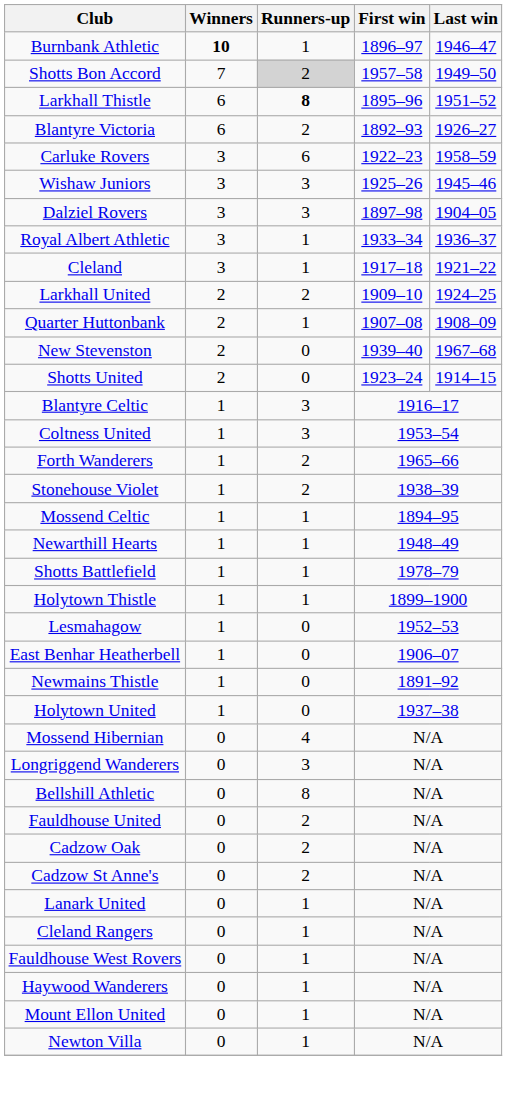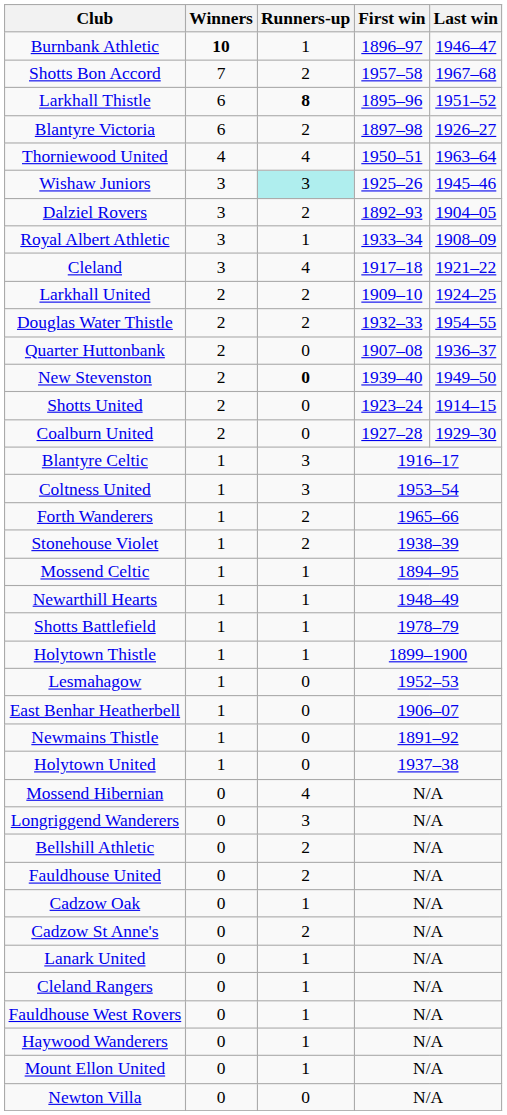(306, 73) lightgrey background -> (306, 73) no background
(466, 73) 1949–50 -> (466, 73) 1967–68
(392, 128) 1892–93 -> (392, 128) 1897–98
+ row: (95, 156)
- row: (95, 156)
(306, 184) no background -> (306, 184) paleturquoise background
(306, 211) 3 -> (306, 211) 2
(392, 211) 1897–98 -> (392, 211) 1892–93
(466, 239) 1936–37 -> (466, 239) 1908–09
(306, 267) 1 -> (306, 267) 4
+ row: (95, 322)
(306, 322) 1 -> (306, 350) 0
(466, 322) 1908–09 -> (466, 350) 1936–37
(306, 350) normal -> (306, 377) bold
(466, 350) 1967–68 -> (466, 377) 1949–50
+ row: (95, 433)
(306, 792) 8 -> (306, 848) 2
(306, 848) 2 -> (306, 903) 1
(306, 1041) 1 -> (306, 1097) 0
